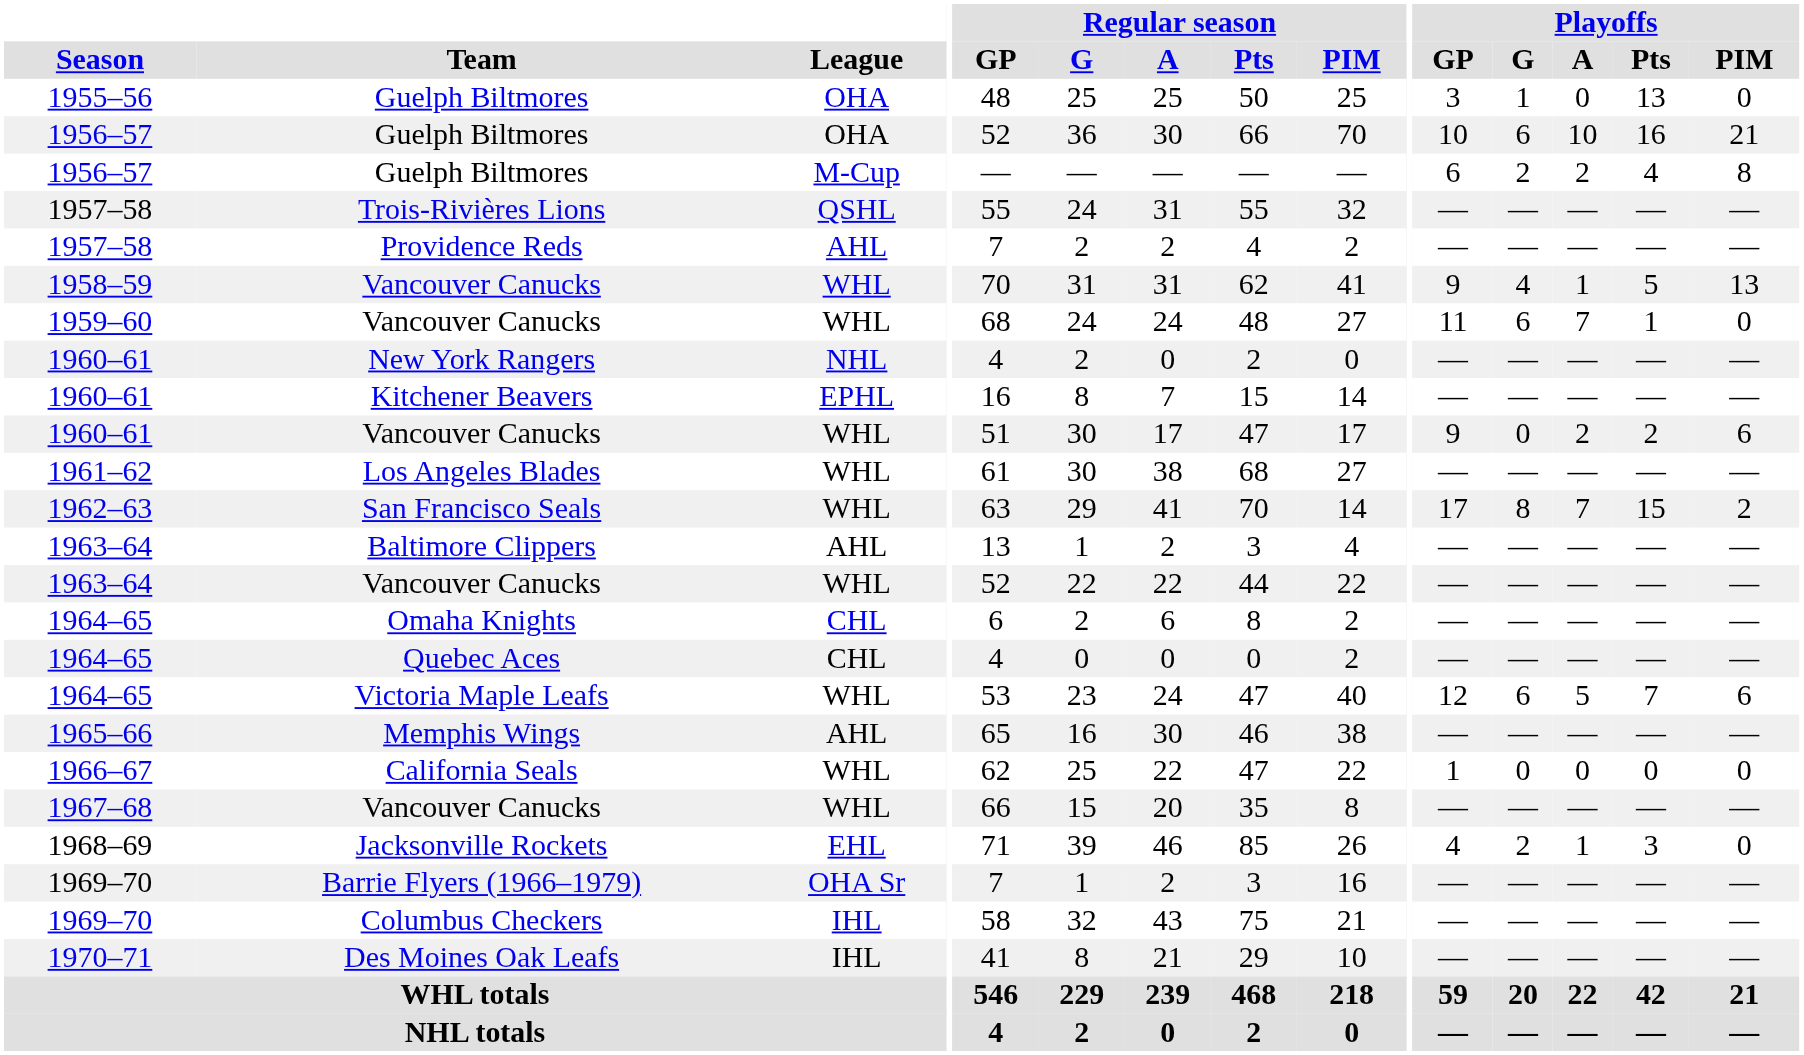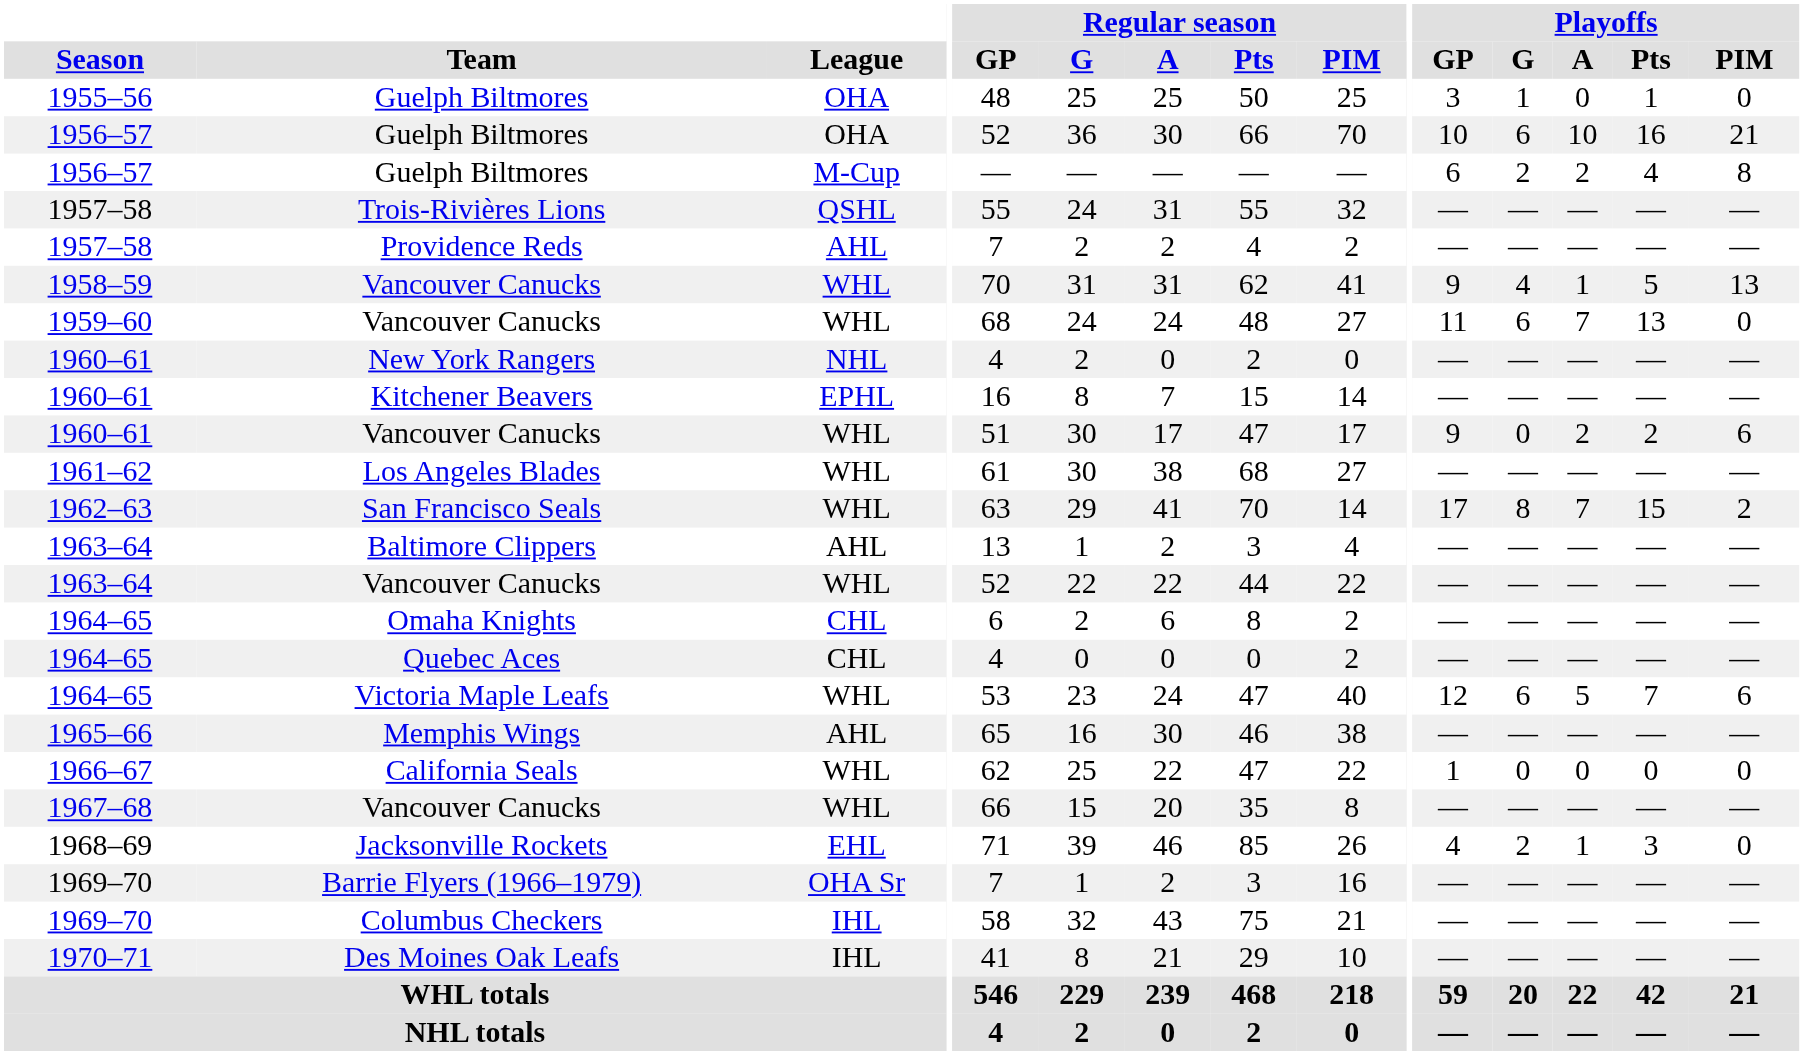(1651, 97) 13 -> (1651, 97) 1
(1651, 321) 1 -> (1651, 321) 13
